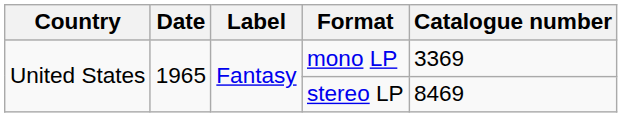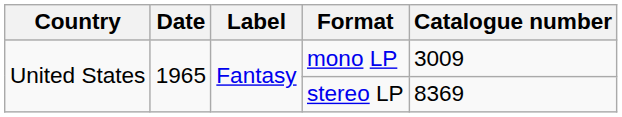(439, 58) 3369 -> (439, 58) 3009
(439, 93) 8469 -> (439, 93) 8369
